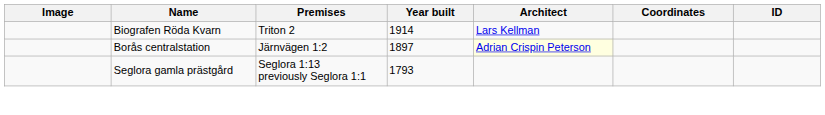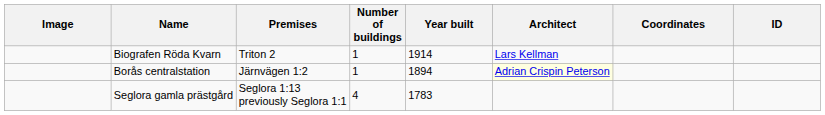+ column: (378, 25)
(401, 47) 1897 -> (420, 72) 1894
(401, 71) 1793 -> (420, 95) 1783
